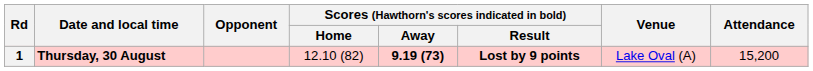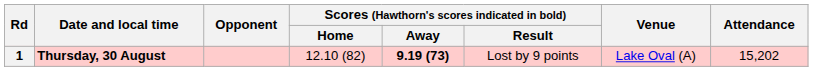(529, 57) bold -> (533, 57) normal
(759, 57) 15,200 -> (759, 57) 15,202
